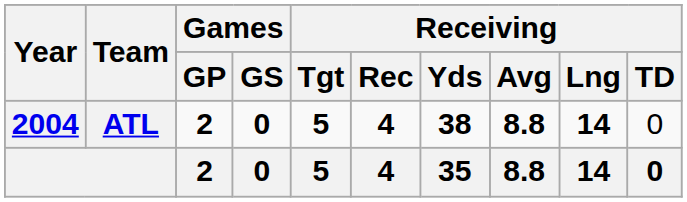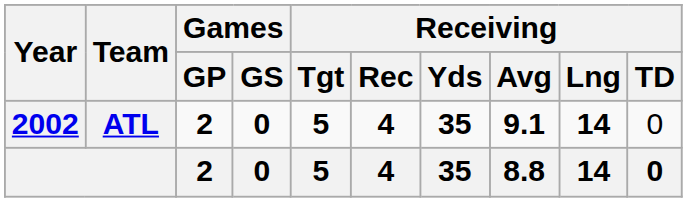(45, 123) 2004 -> (45, 123) 2002
(455, 123) 38 -> (455, 123) 35
(524, 123) 8.8 -> (524, 123) 9.1
